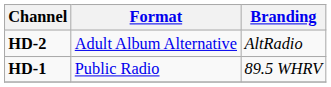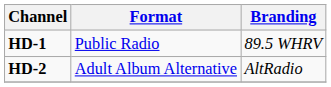rows swapped: (27, 69) <-> (27, 43)
